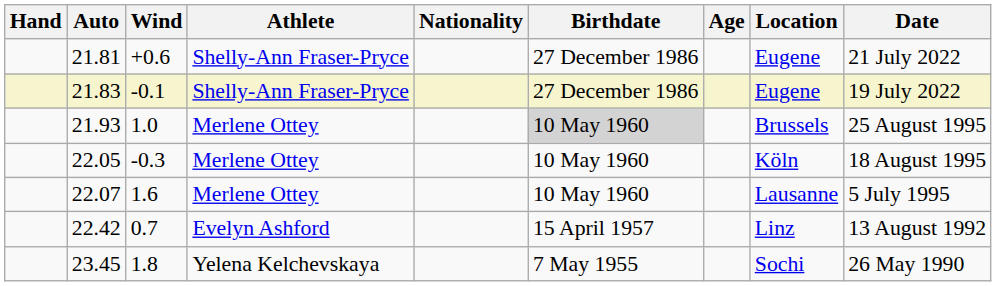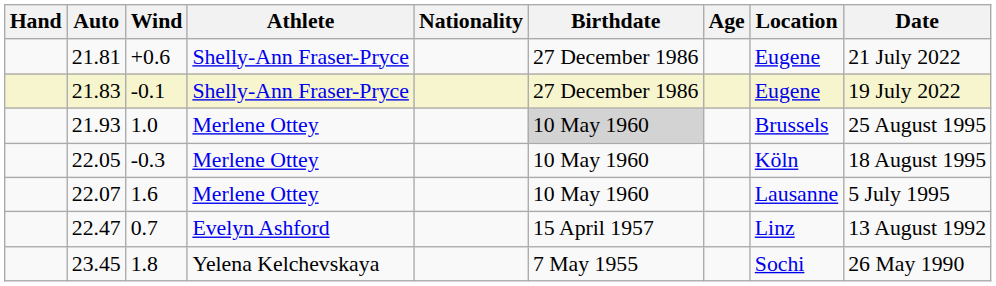(96, 228) 22.42 -> (96, 228) 22.47
